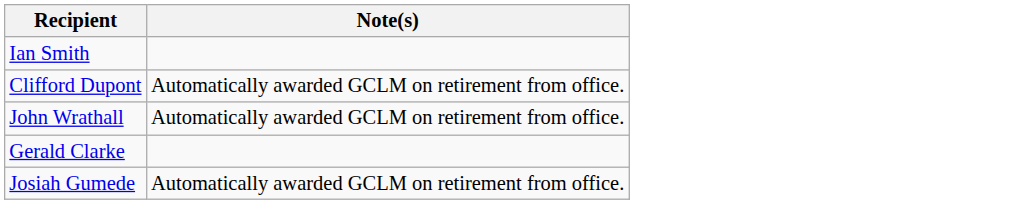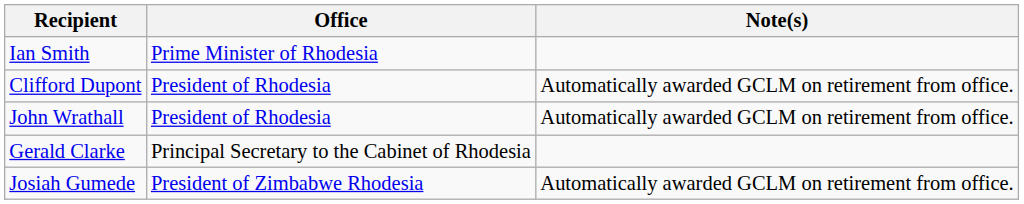+ column: (341, 20)
